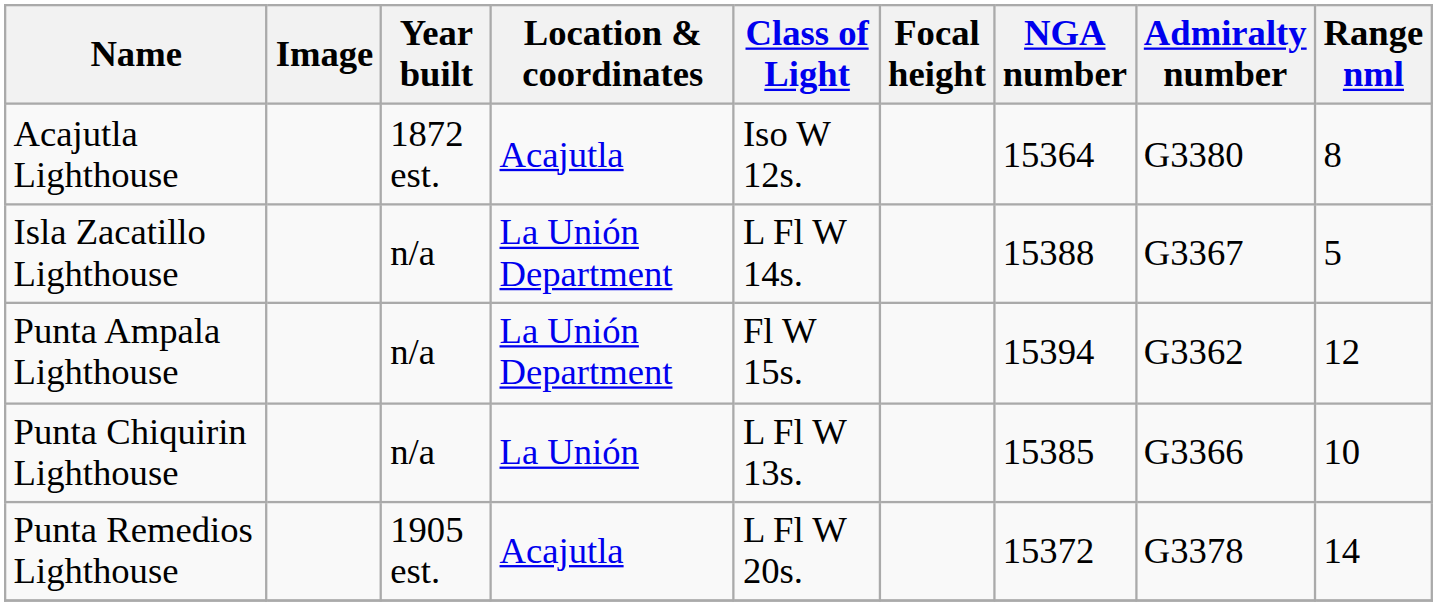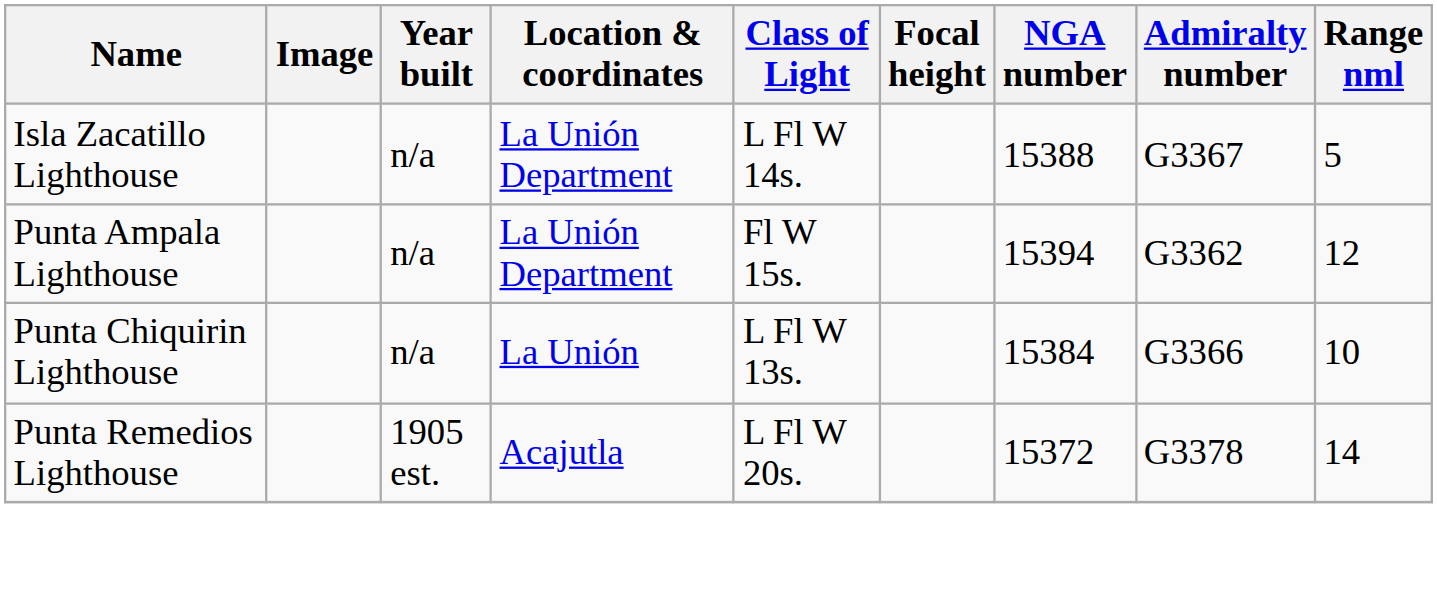- row: (96, 153)
(1049, 451) 15385 -> (1049, 352) 15384
